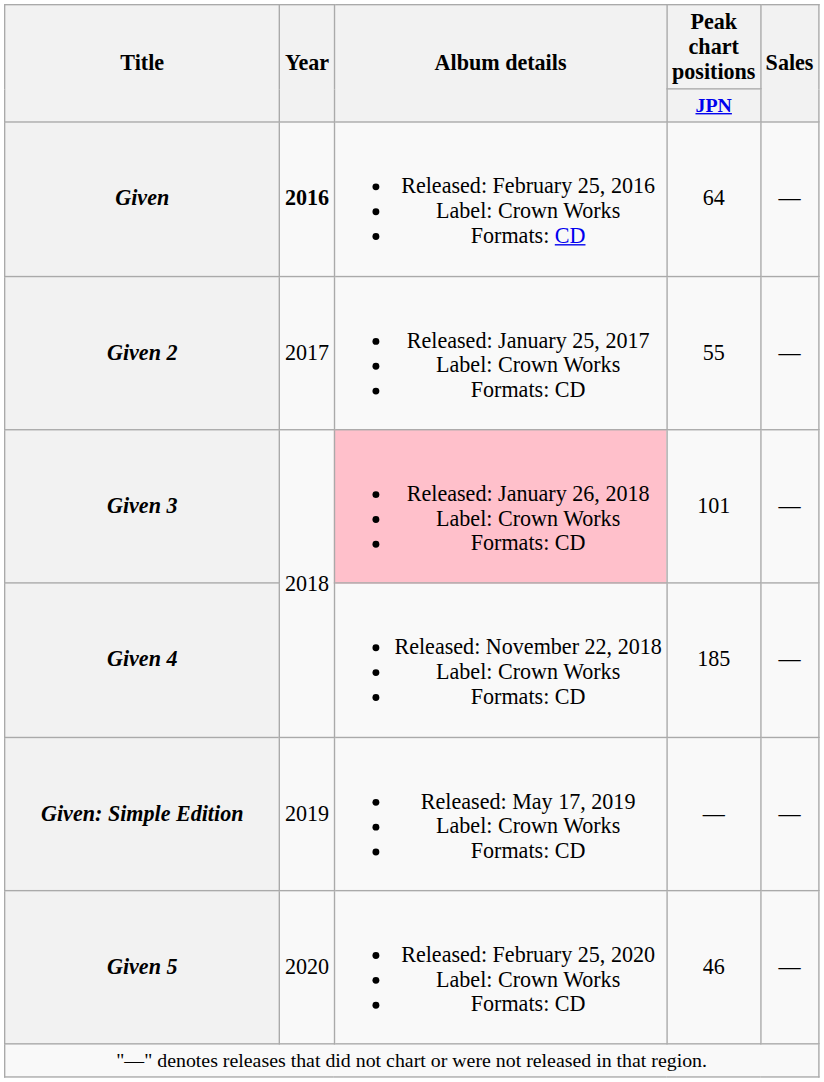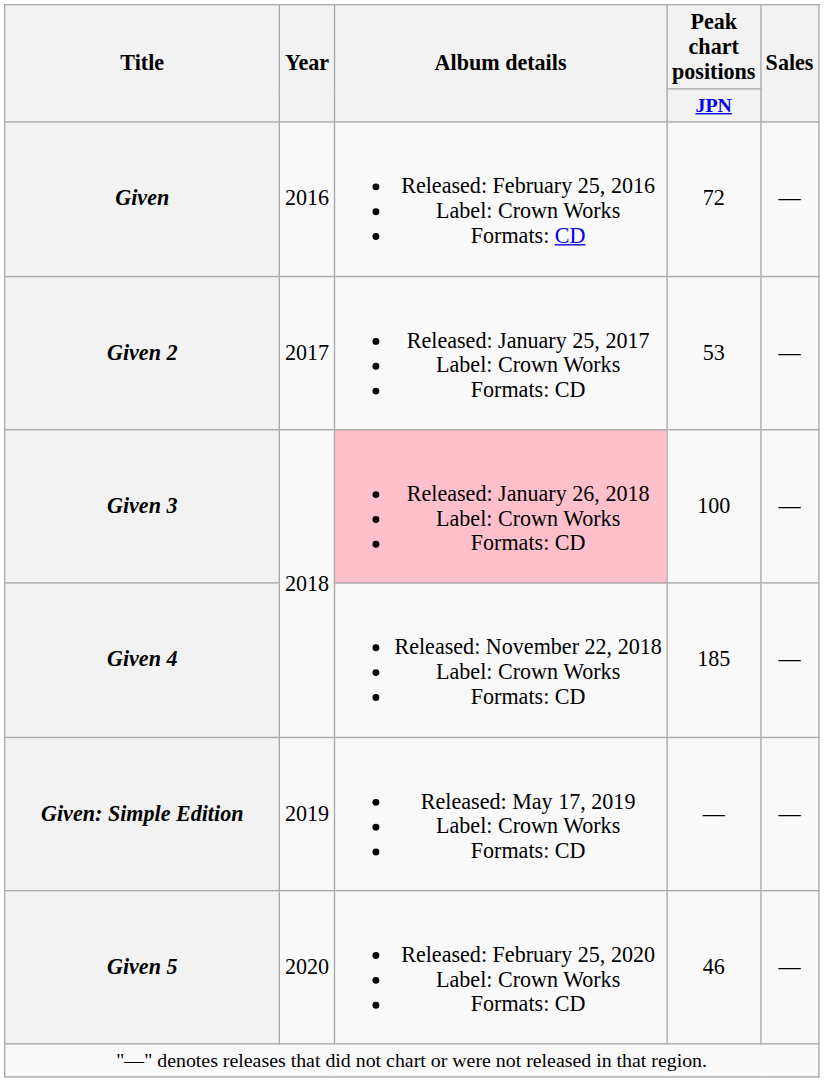(307, 198) bold -> (307, 198) normal
(714, 198) 64 -> (714, 198) 72
(714, 352) 55 -> (714, 352) 53
(714, 506) 101 -> (714, 506) 100
